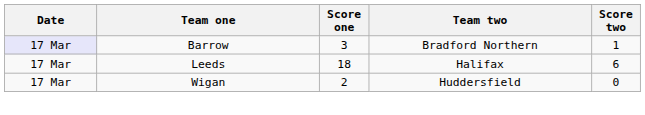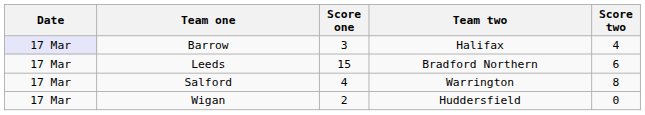(480, 45) Bradford Northern -> (480, 45) Halifax
(616, 45) 1 -> (616, 45) 4
(344, 64) 18 -> (344, 64) 15
(480, 64) Halifax -> (480, 64) Bradford Northern
+ row: (208, 82)
